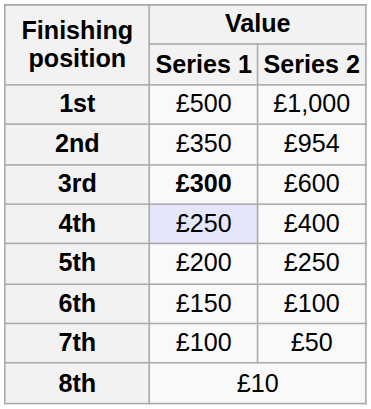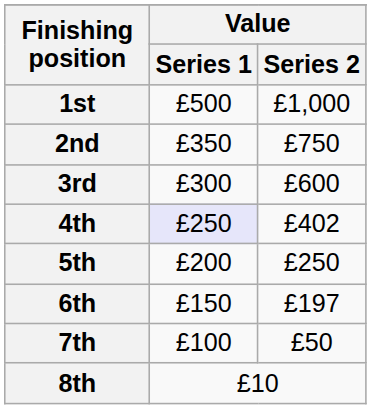(312, 143) £954 -> (312, 143) £750
(204, 183) bold -> (204, 183) normal
(312, 223) £400 -> (312, 223) £402
(312, 303) £100 -> (312, 303) £197
